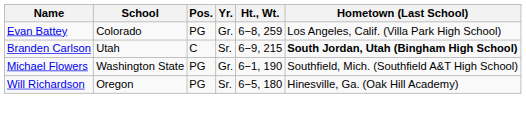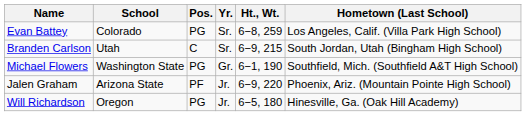(226, 31) Gr. -> (225, 31) Sr.
(402, 48) bold -> (395, 48) normal
+ row: (42, 84)
(225, 84) Sr. -> (224, 102) Jr.
